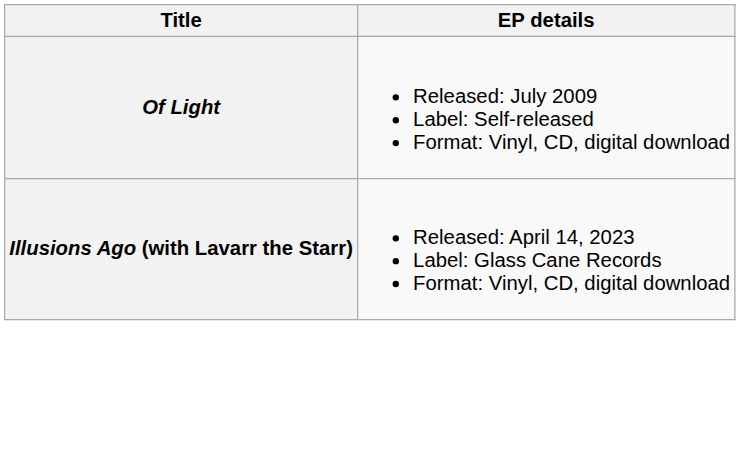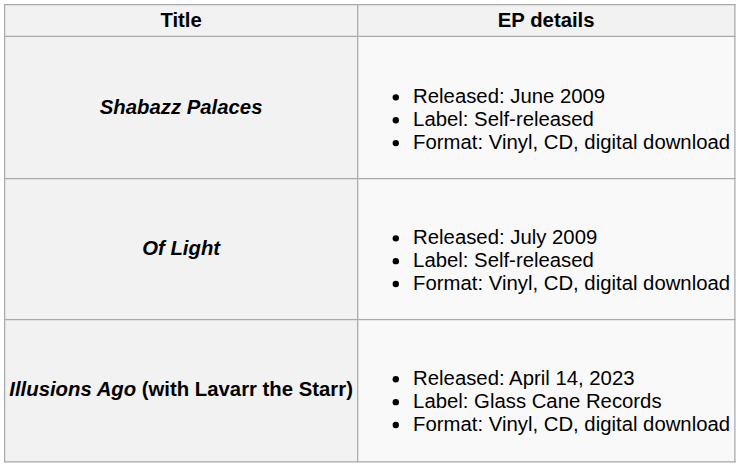+ row: (181, 107)
